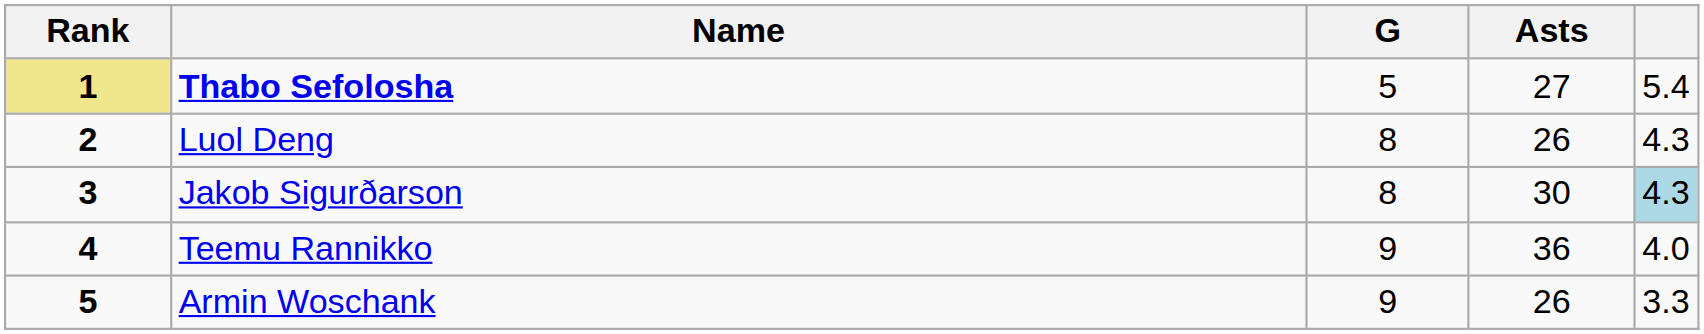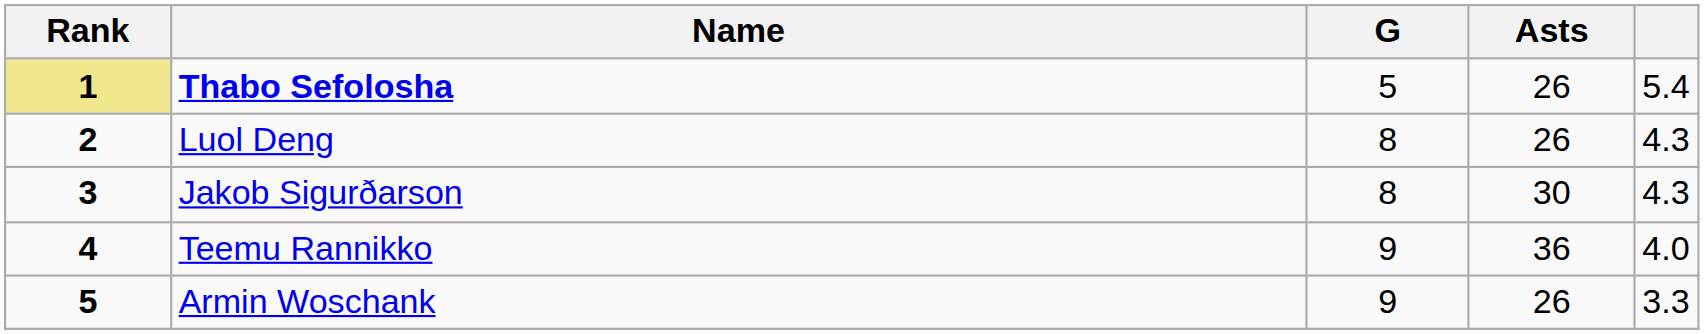(1552, 85) 27 -> (1552, 85) 26
(1666, 193) lightblue background -> (1666, 193) no background
